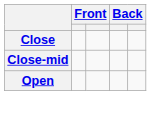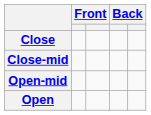+ row: (38, 80)
